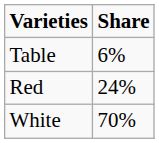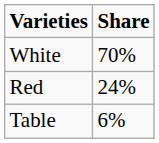rows swapped: (35, 120) <-> (33, 54)
